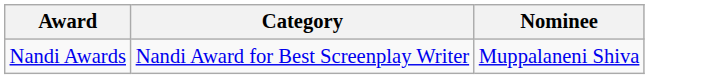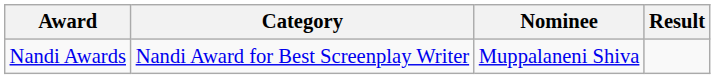+ column: (677, 21)
